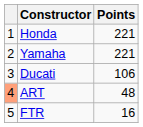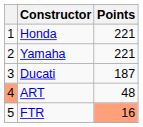(125, 74) 106 -> (125, 74) 187
(128, 113) no background -> (128, 113) lightsalmon background
